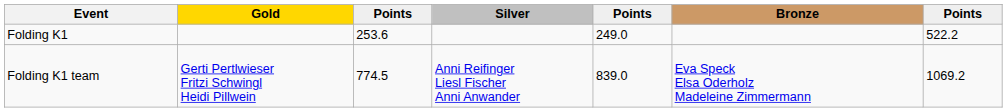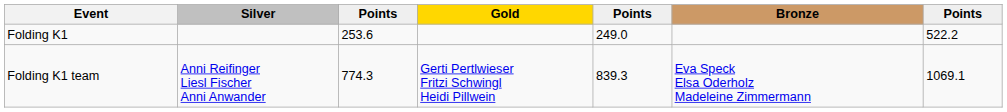columns swapped: (266, 14) <-> (513, 14)
(372, 75) 774.5 -> (357, 75) 774.3
(612, 75) 839.0 -> (612, 75) 839.3
(946, 75) 1069.2 -> (946, 75) 1069.1
